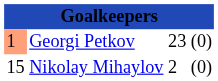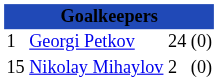(11, 41) lightsalmon background -> (11, 41) no background
(177, 41) 23 -> (177, 41) 24
